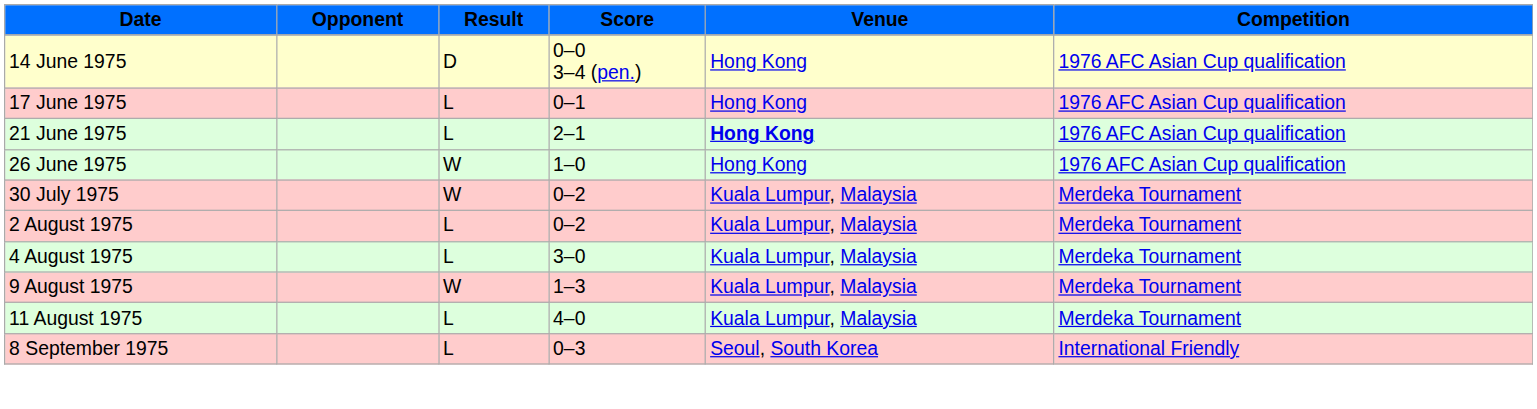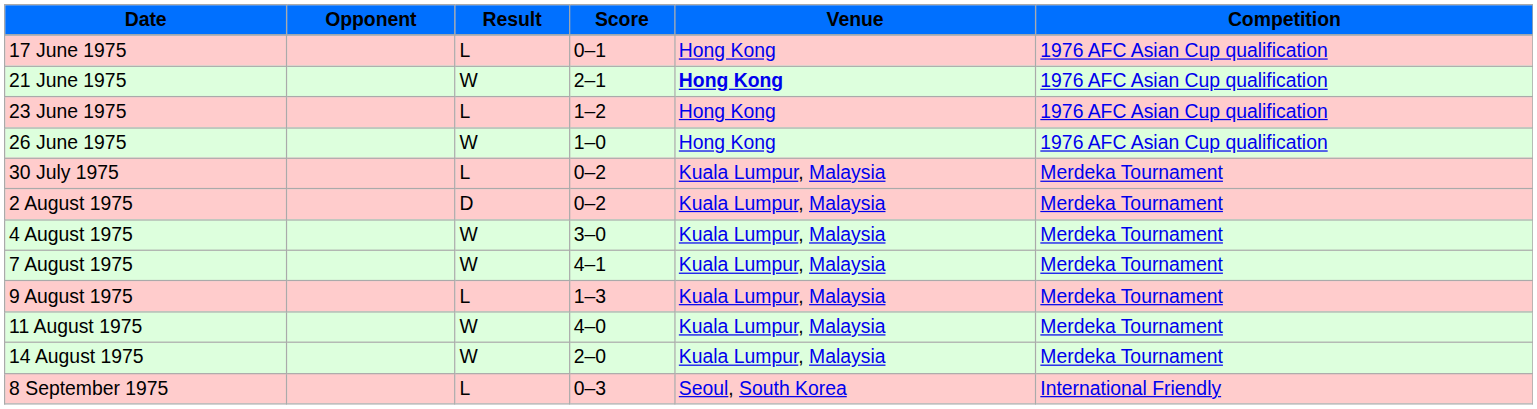- row: (68, 61)
(448, 133) L -> (469, 81) W
+ row: (68, 111)
(452, 195) W -> (465, 173) L
(448, 225) L -> (466, 204) D
(448, 256) L -> (469, 234) W
+ row: (71, 265)
(452, 287) W -> (465, 296) L
(448, 317) L -> (469, 326) W
+ row: (76, 357)
